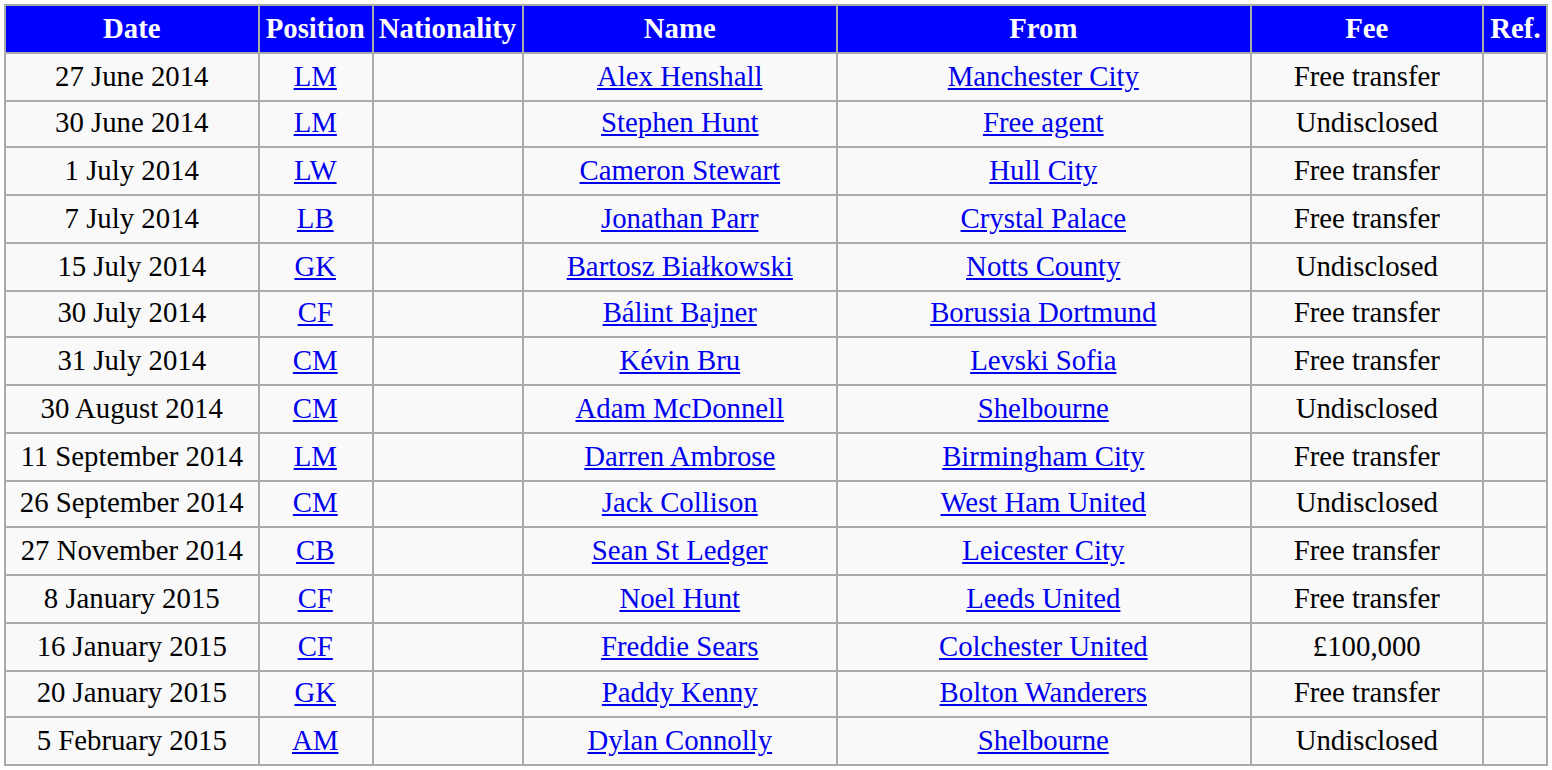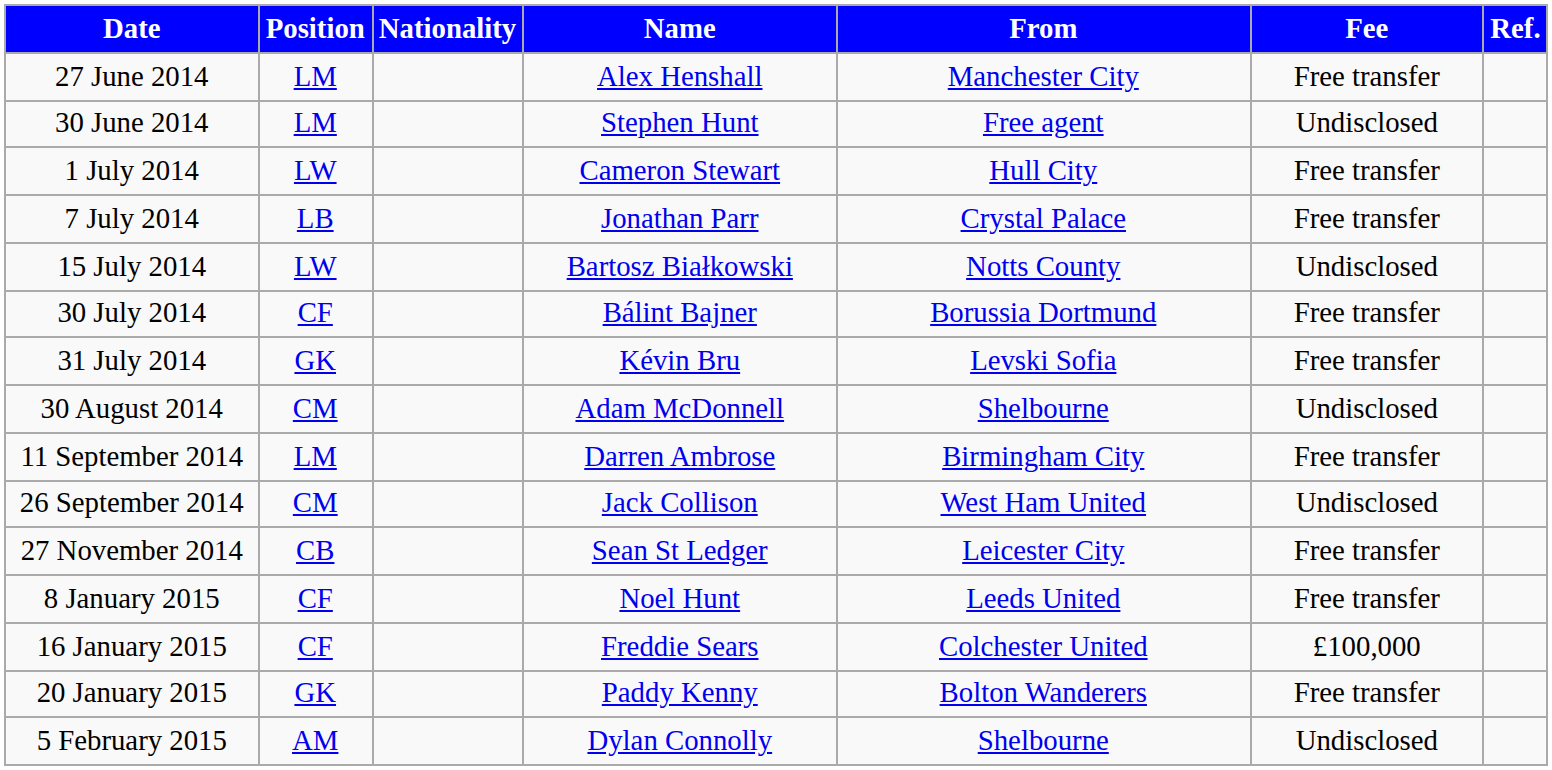(315, 266) GK -> (315, 266) LW
(315, 361) CM -> (315, 361) GK
